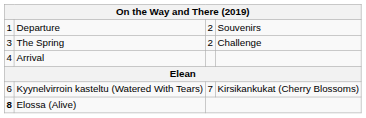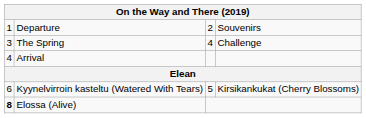(210, 43) 2 -> (210, 43) 4
(210, 89) 7 -> (210, 89) 5
